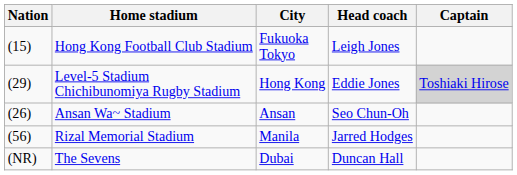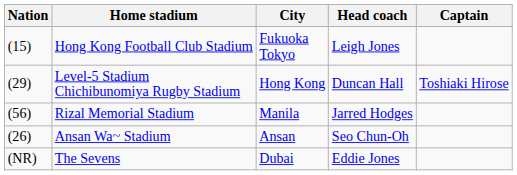(366, 84) Eddie Jones -> (368, 84) Duncan Hall
(464, 84) lightgrey background -> (464, 84) no background
rows swapped: (113, 114) <-> (124, 136)
(368, 158) Duncan Hall -> (366, 158) Eddie Jones
